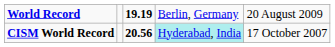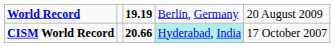(139, 33) 20.56 -> (139, 33) 20.66
